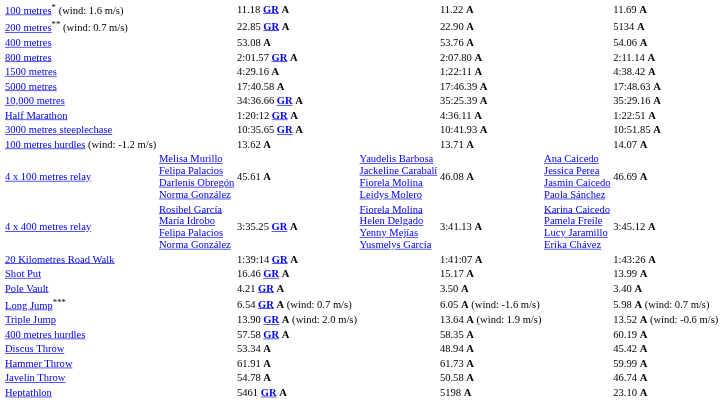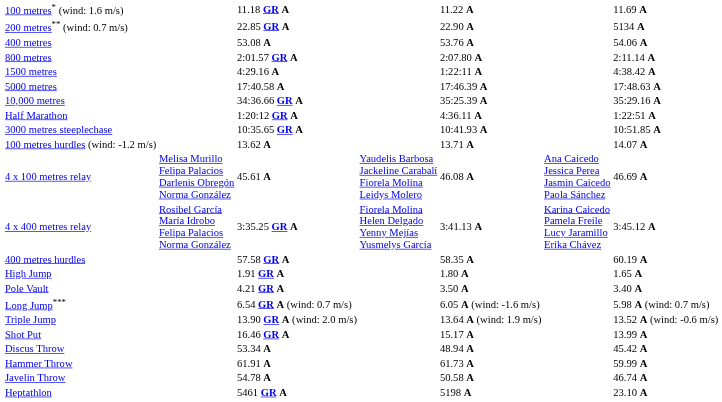- row: (60, 259)
rows swapped: (45, 334) <-> (23, 273)
+ row: (28, 273)
